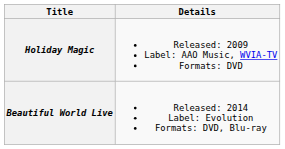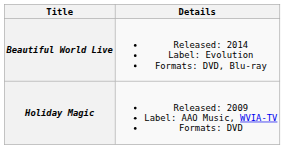rows swapped: (60, 50) <-> (60, 113)
